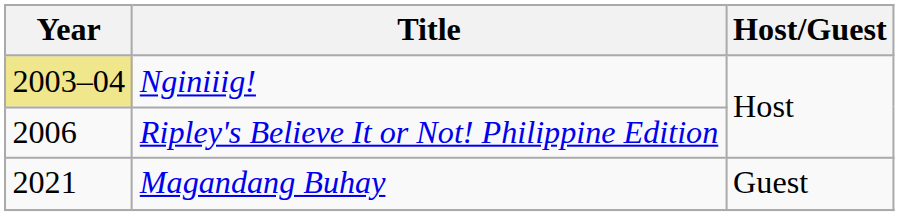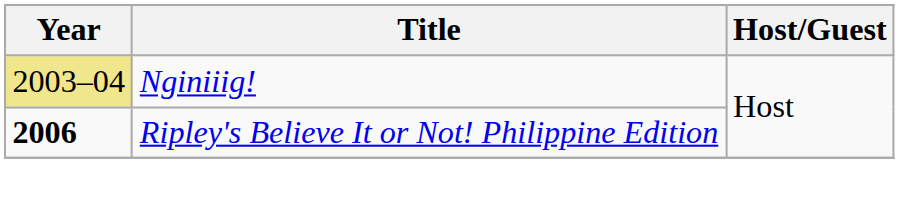(45, 132) normal -> (45, 132) bold
- row: (263, 183)
